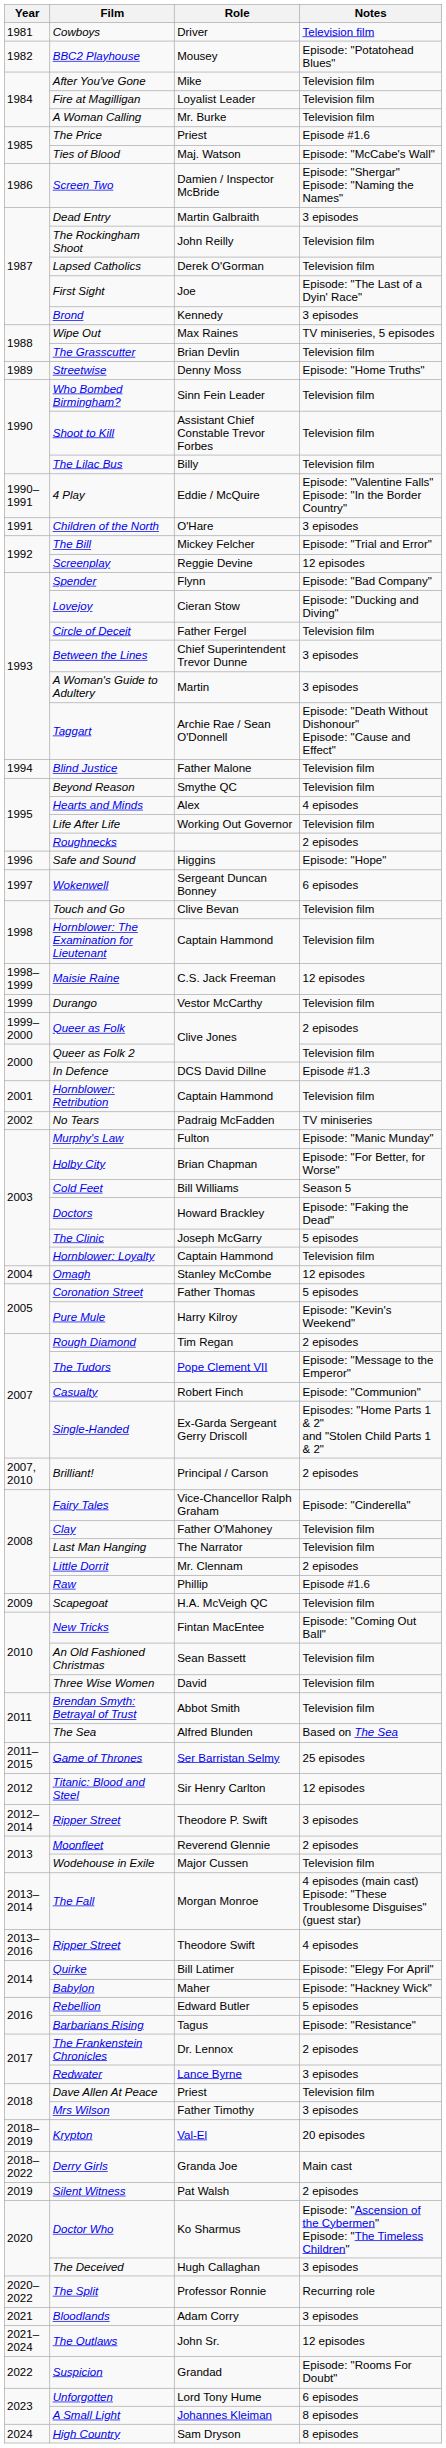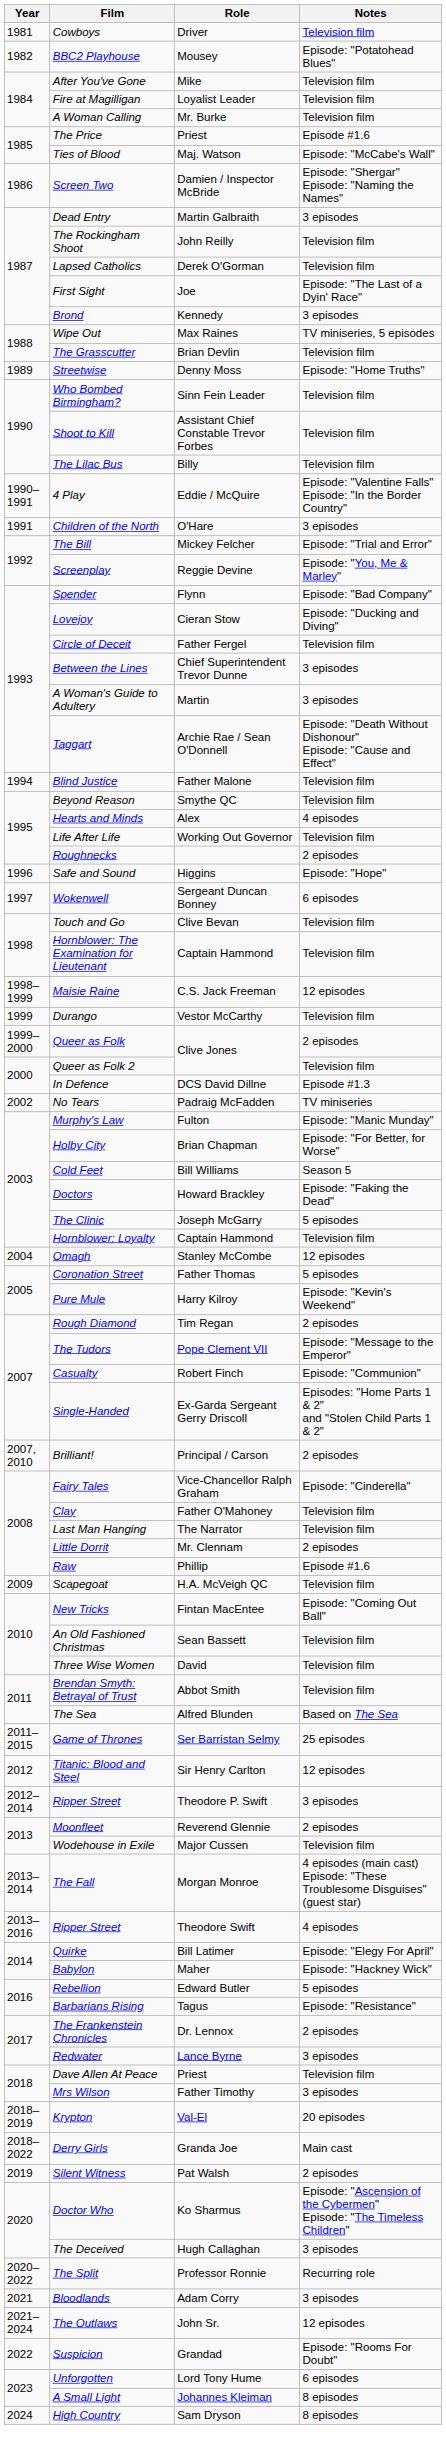(334, 563) 12 episodes -> (355, 569) Episode: "You, Me & Marley"
- row: (84, 1096)
